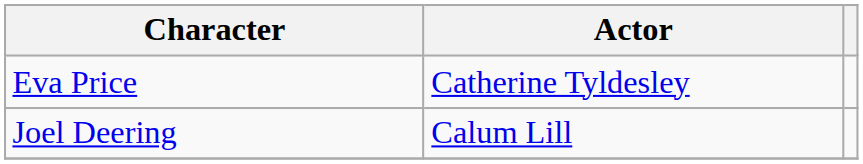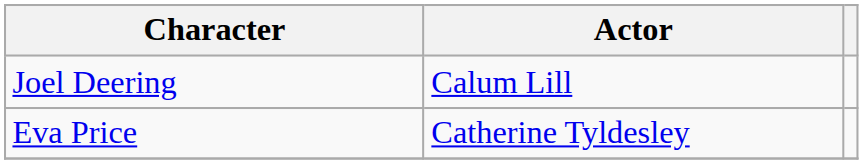rows swapped: (75, 81) <-> (95, 132)
